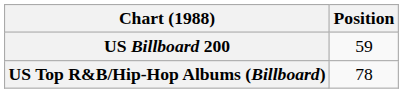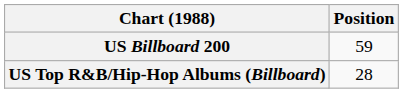(364, 74) 78 -> (364, 74) 28
